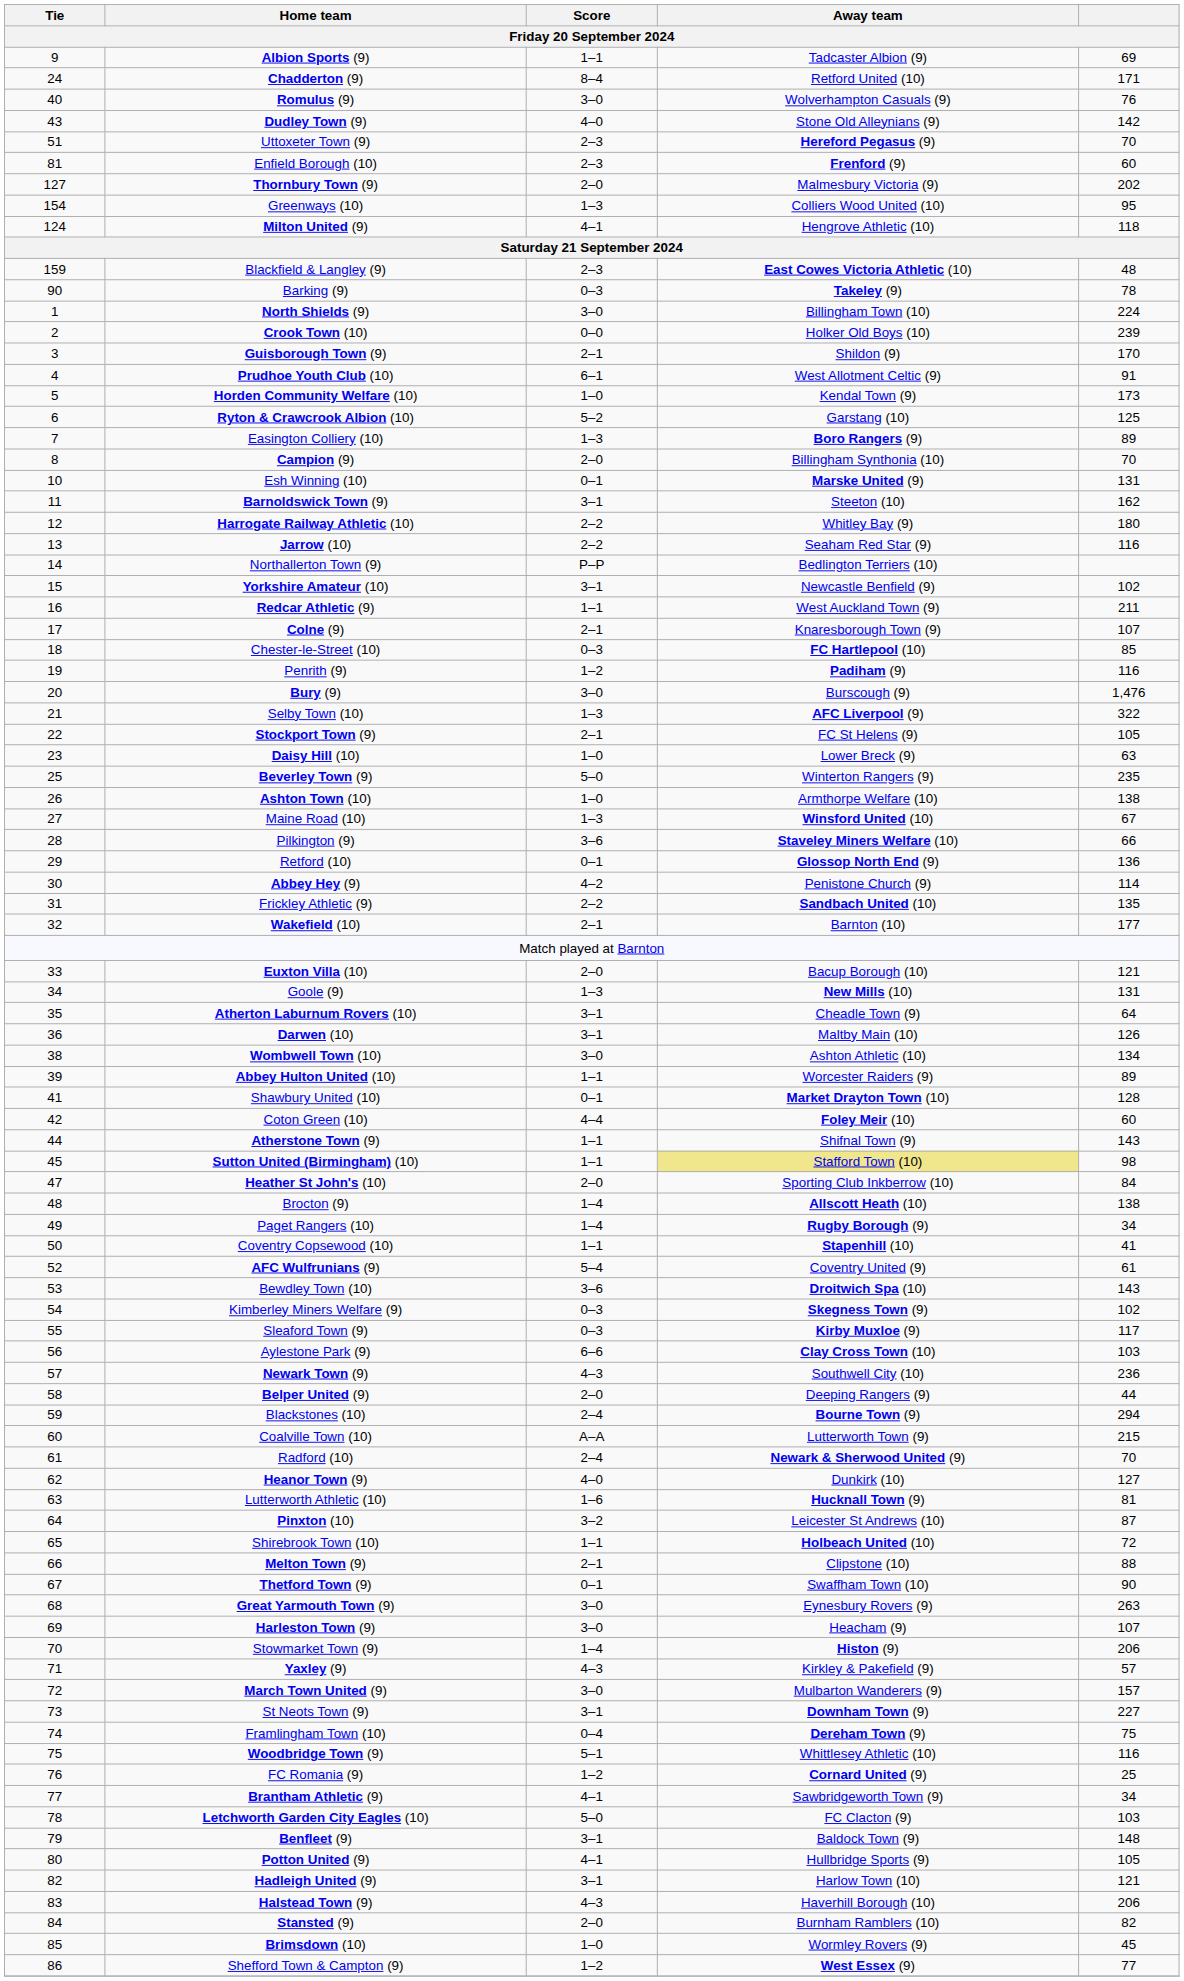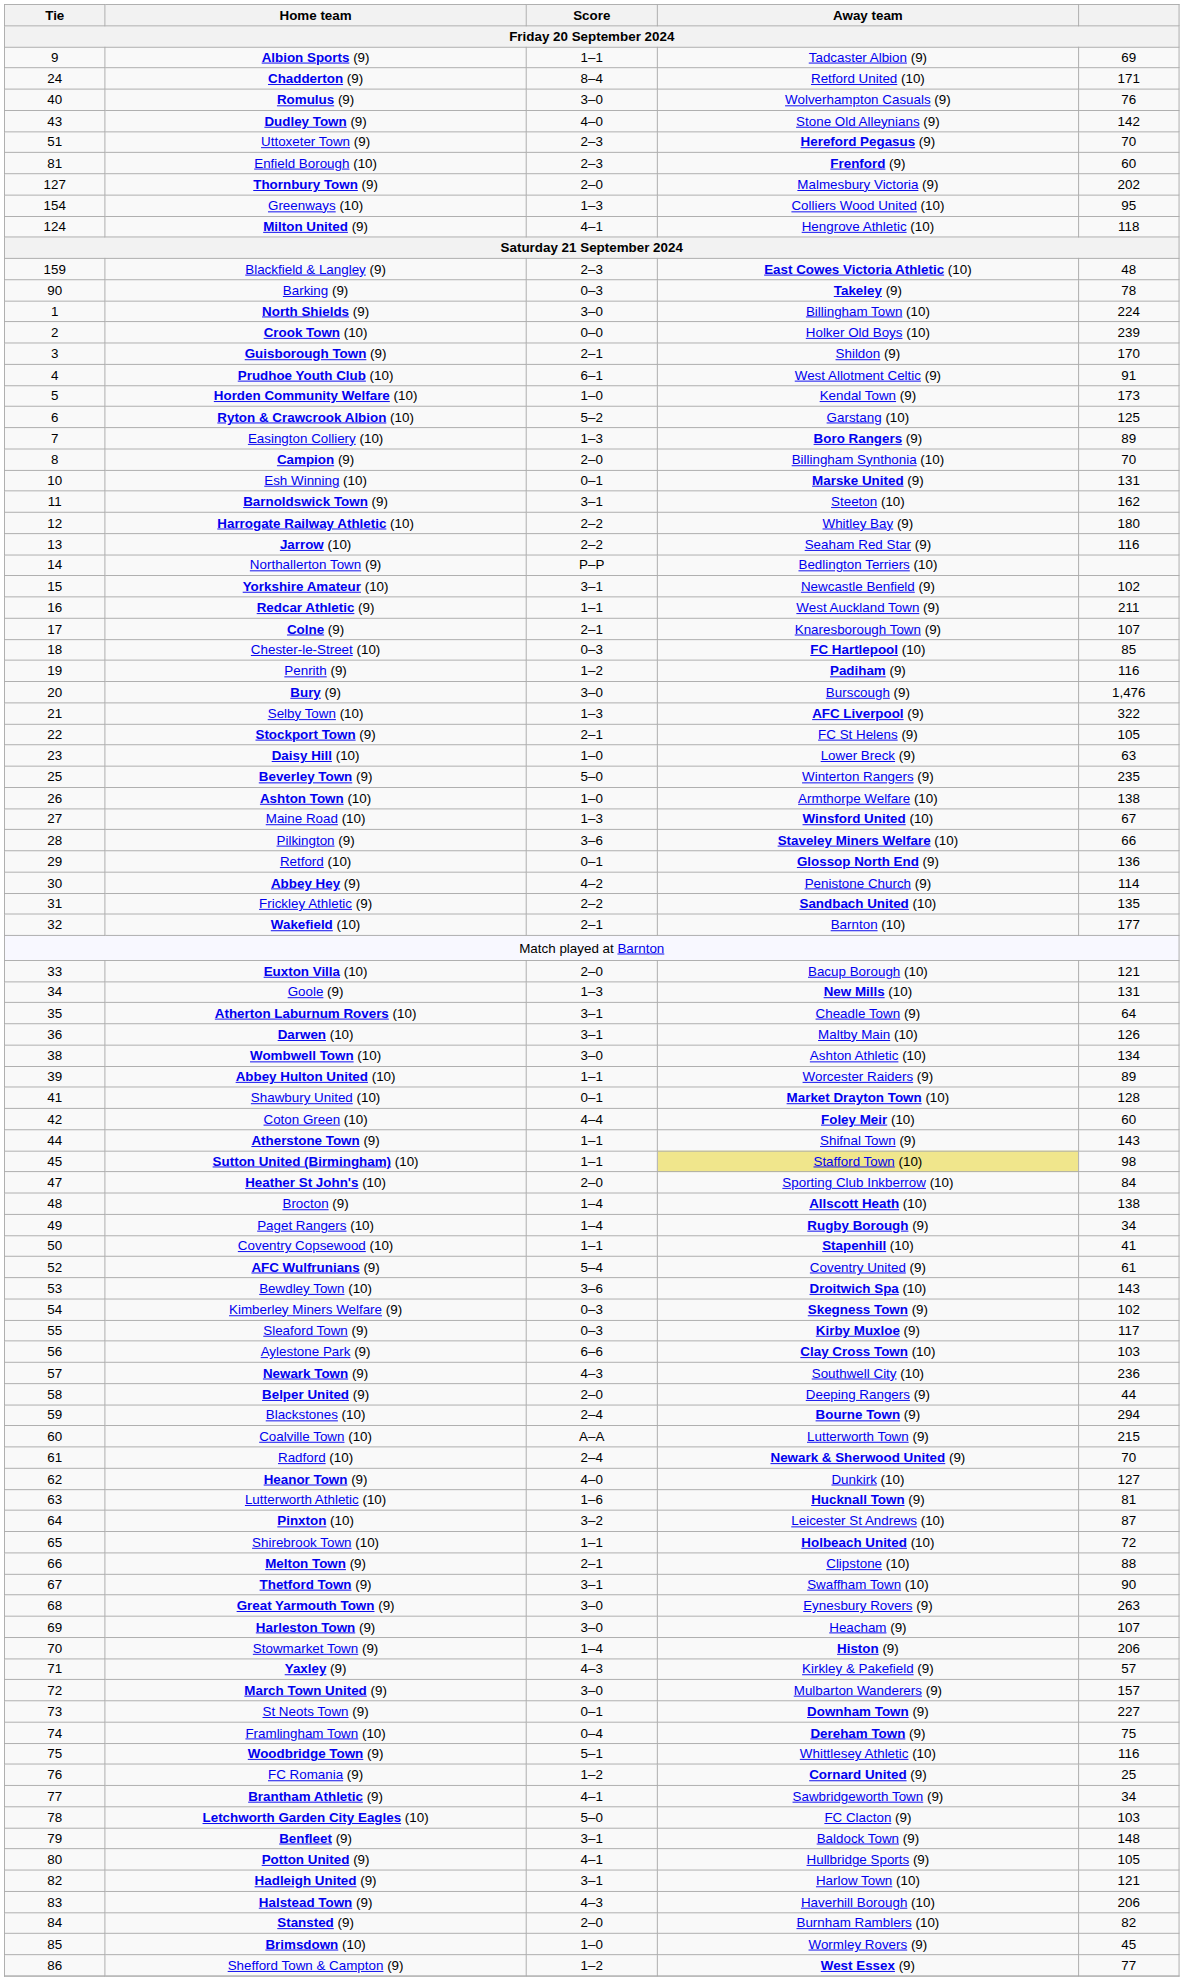(592, 1585) 0–1 -> (592, 1585) 3–1
(592, 1712) 3–1 -> (592, 1712) 0–1
